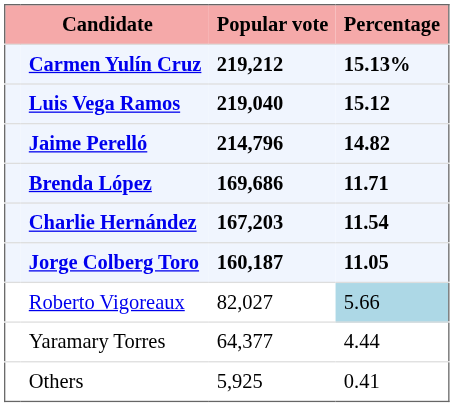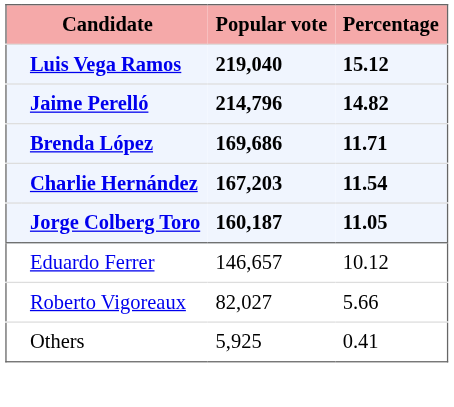- row: (115, 64)
+ row: (92, 262)
(362, 302) lightblue background -> (361, 302) no background
- row: (97, 341)
